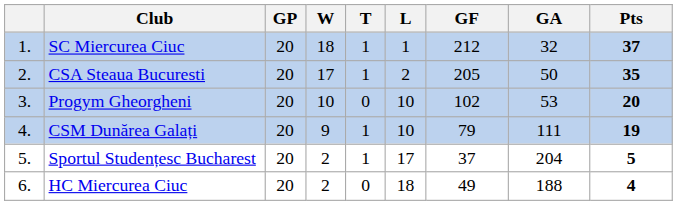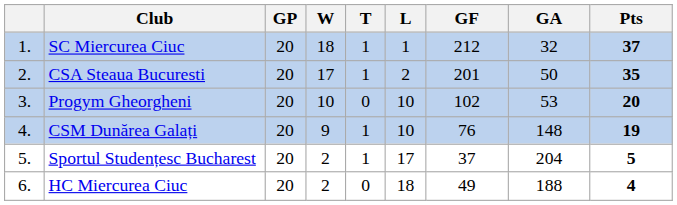(467, 74) 205 -> (467, 74) 201
(467, 130) 79 -> (467, 130) 76
(549, 130) 111 -> (549, 130) 148
